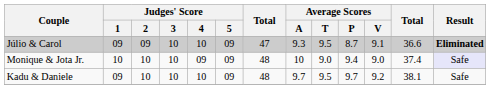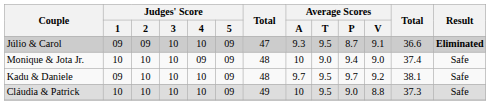(460, 60) lavender background -> (460, 60) no background
+ row: (43, 92)
